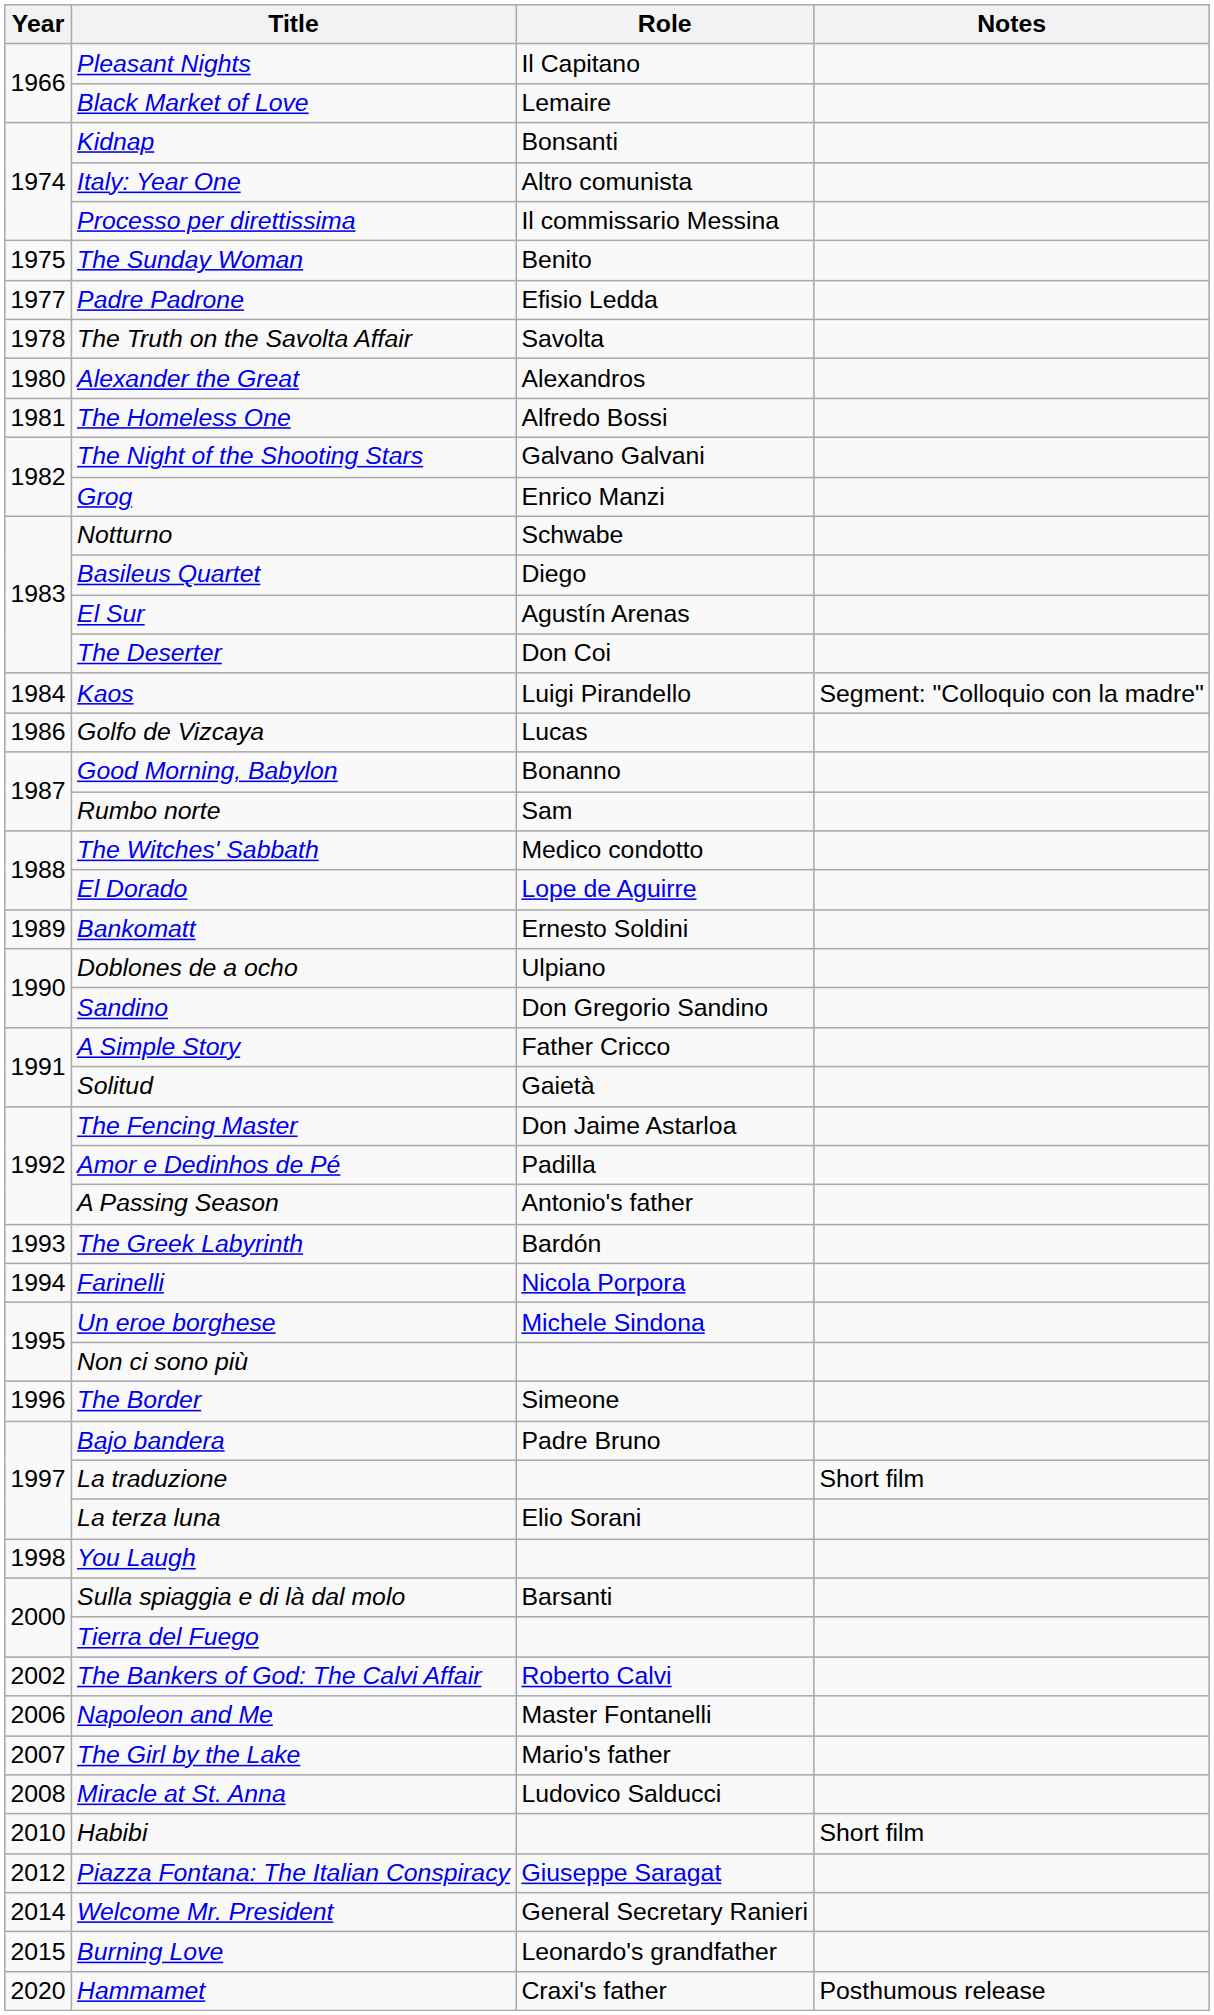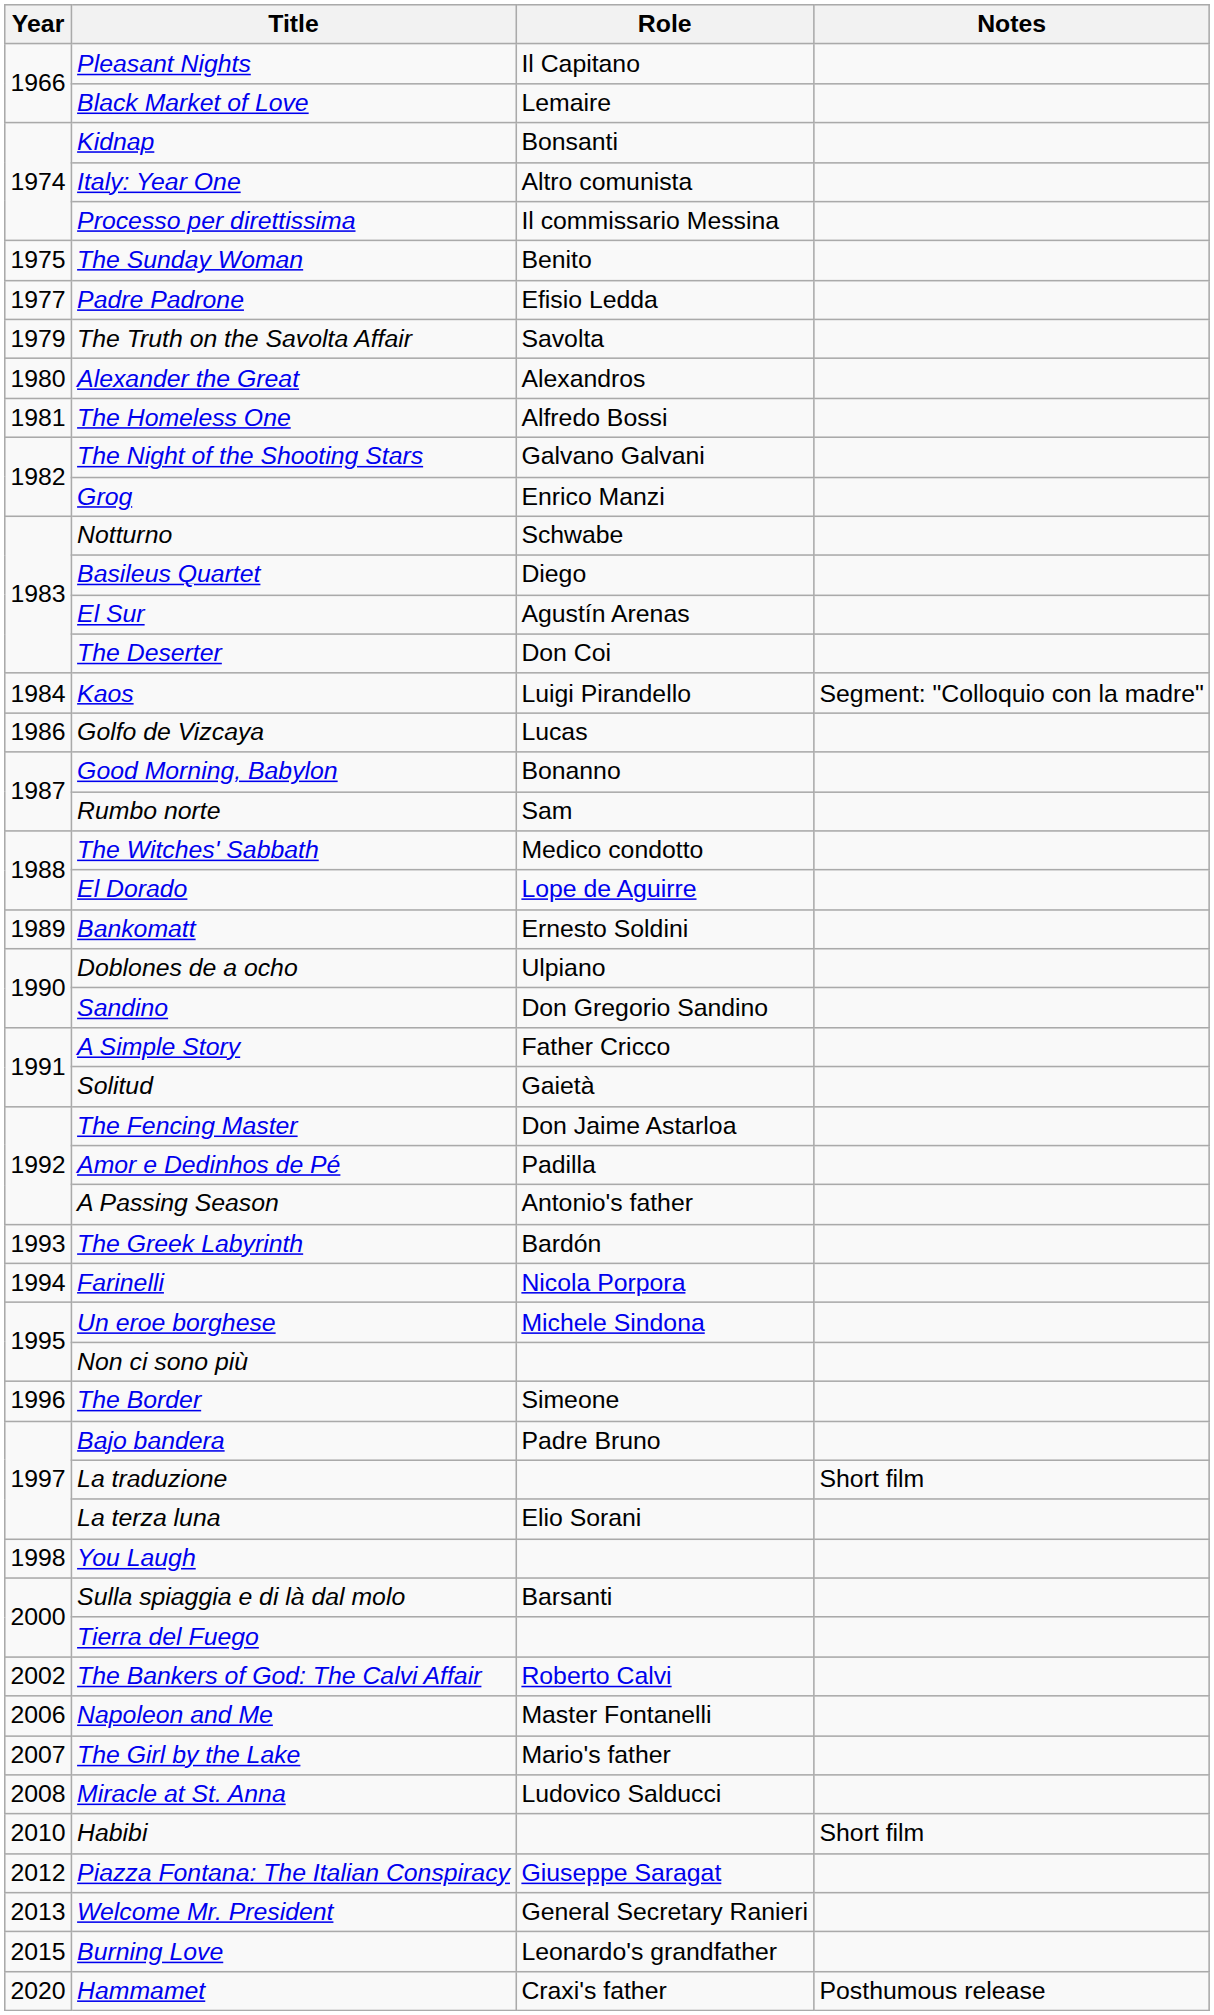(38, 338) 1978 -> (38, 338) 1979
(38, 1912) 2014 -> (38, 1912) 2013
